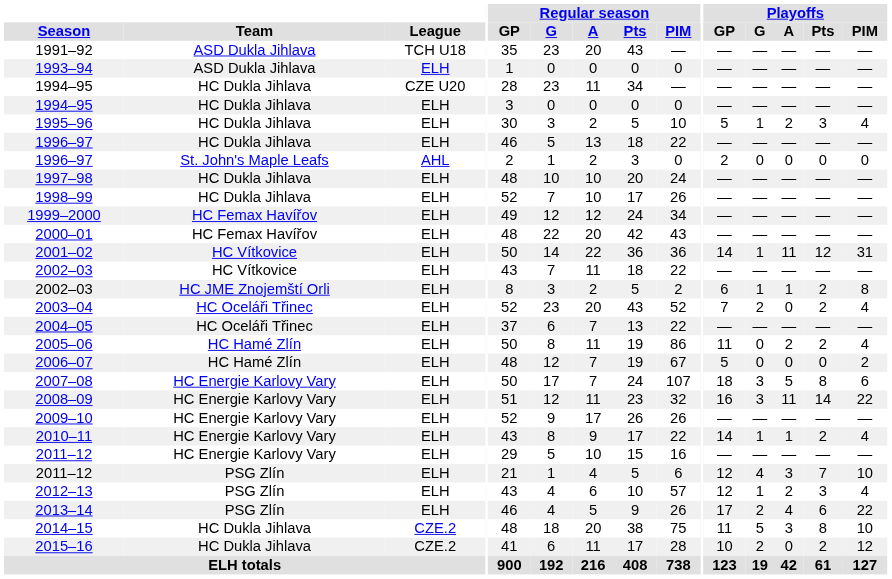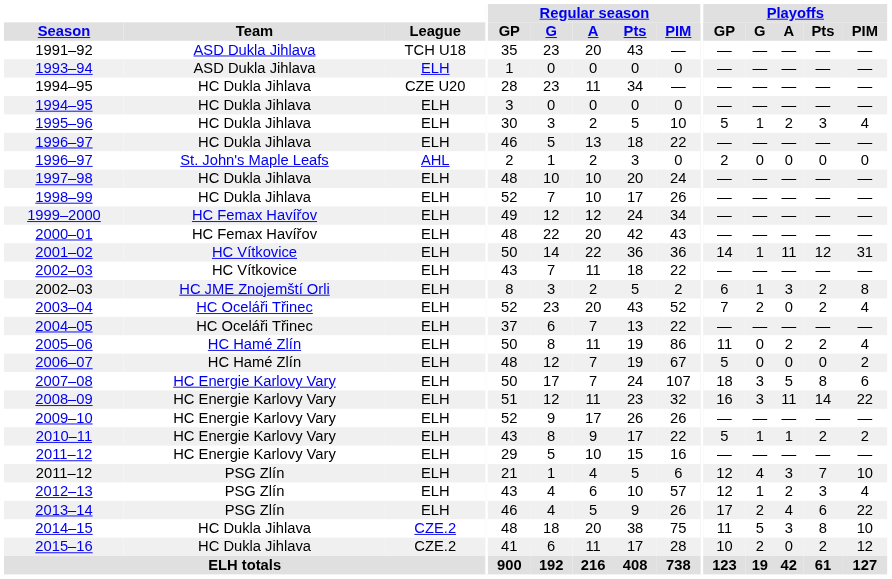(789, 289) 1 -> (789, 289) 3
(724, 436) 14 -> (724, 436) 5
(865, 436) 4 -> (865, 436) 2
